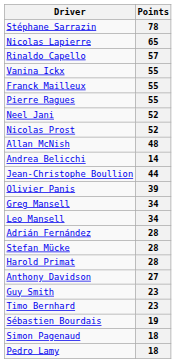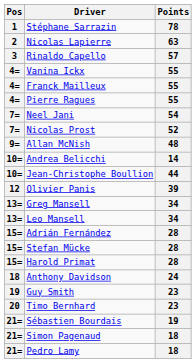+ column: (14, 11)
(153, 41) 65 -> (173, 41) 63
(153, 115) 52 -> (173, 115) 54
(153, 277) 27 -> (173, 277) 24
